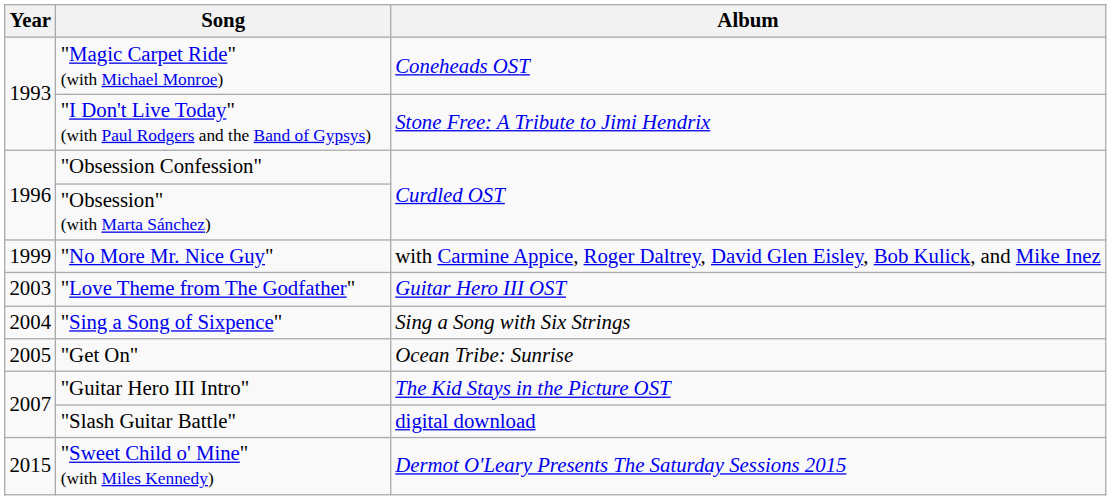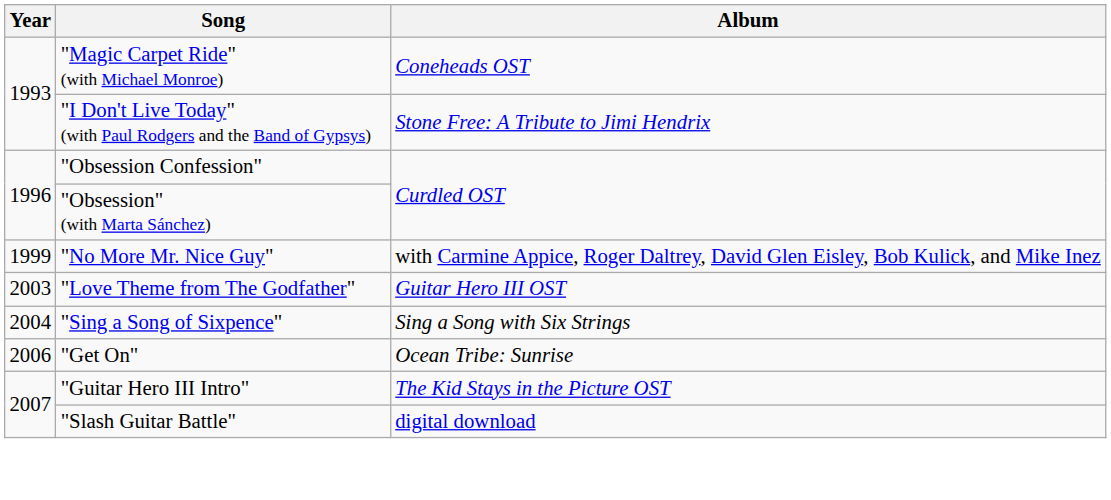(30, 355) 2005 -> (30, 355) 2006
- row: (154, 465)
